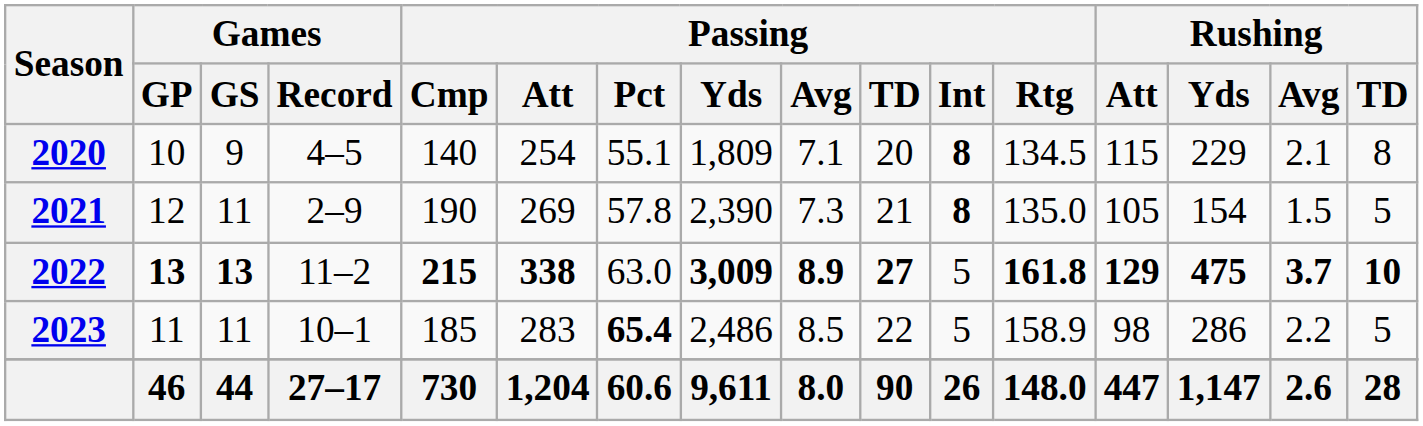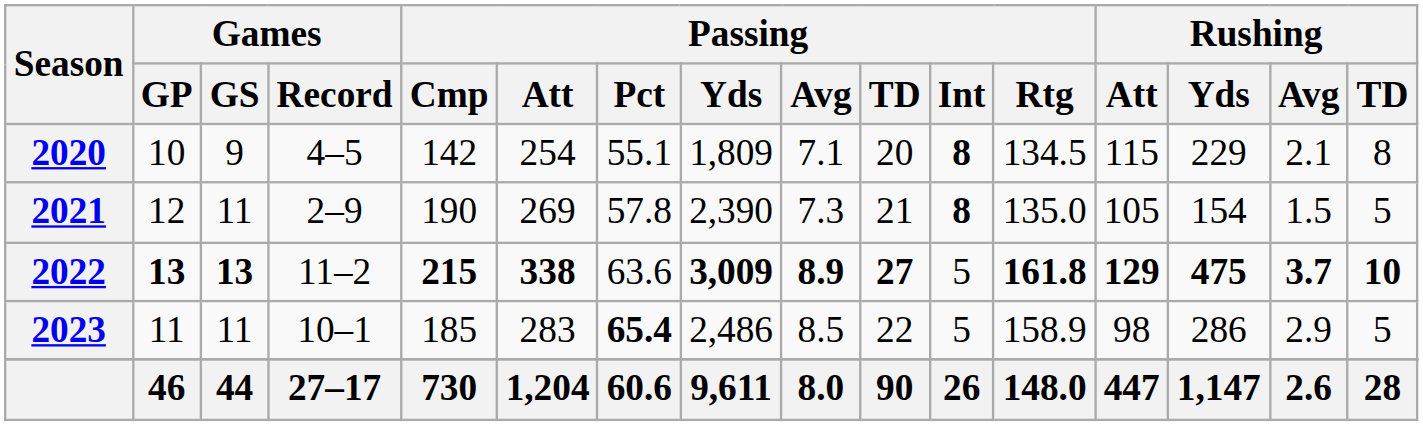(449, 152) 140 -> (449, 152) 142
(639, 270) 63.0 -> (639, 270) 63.6
(1309, 329) 2.2 -> (1309, 329) 2.9
